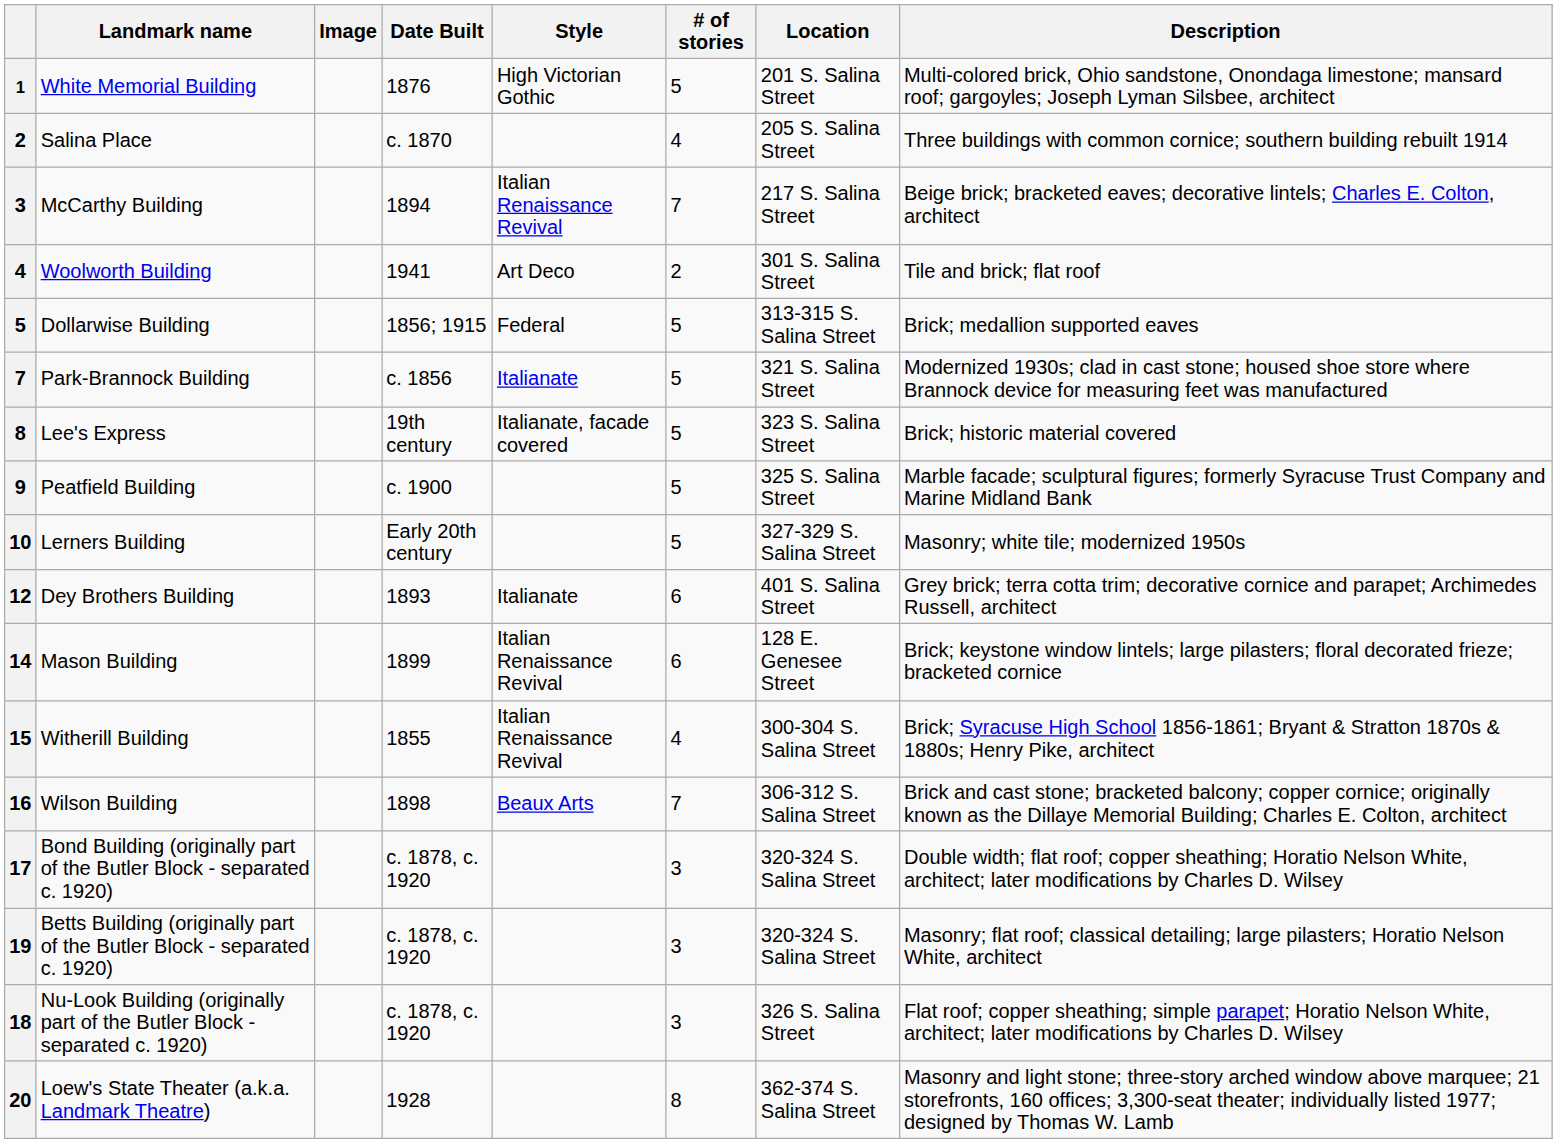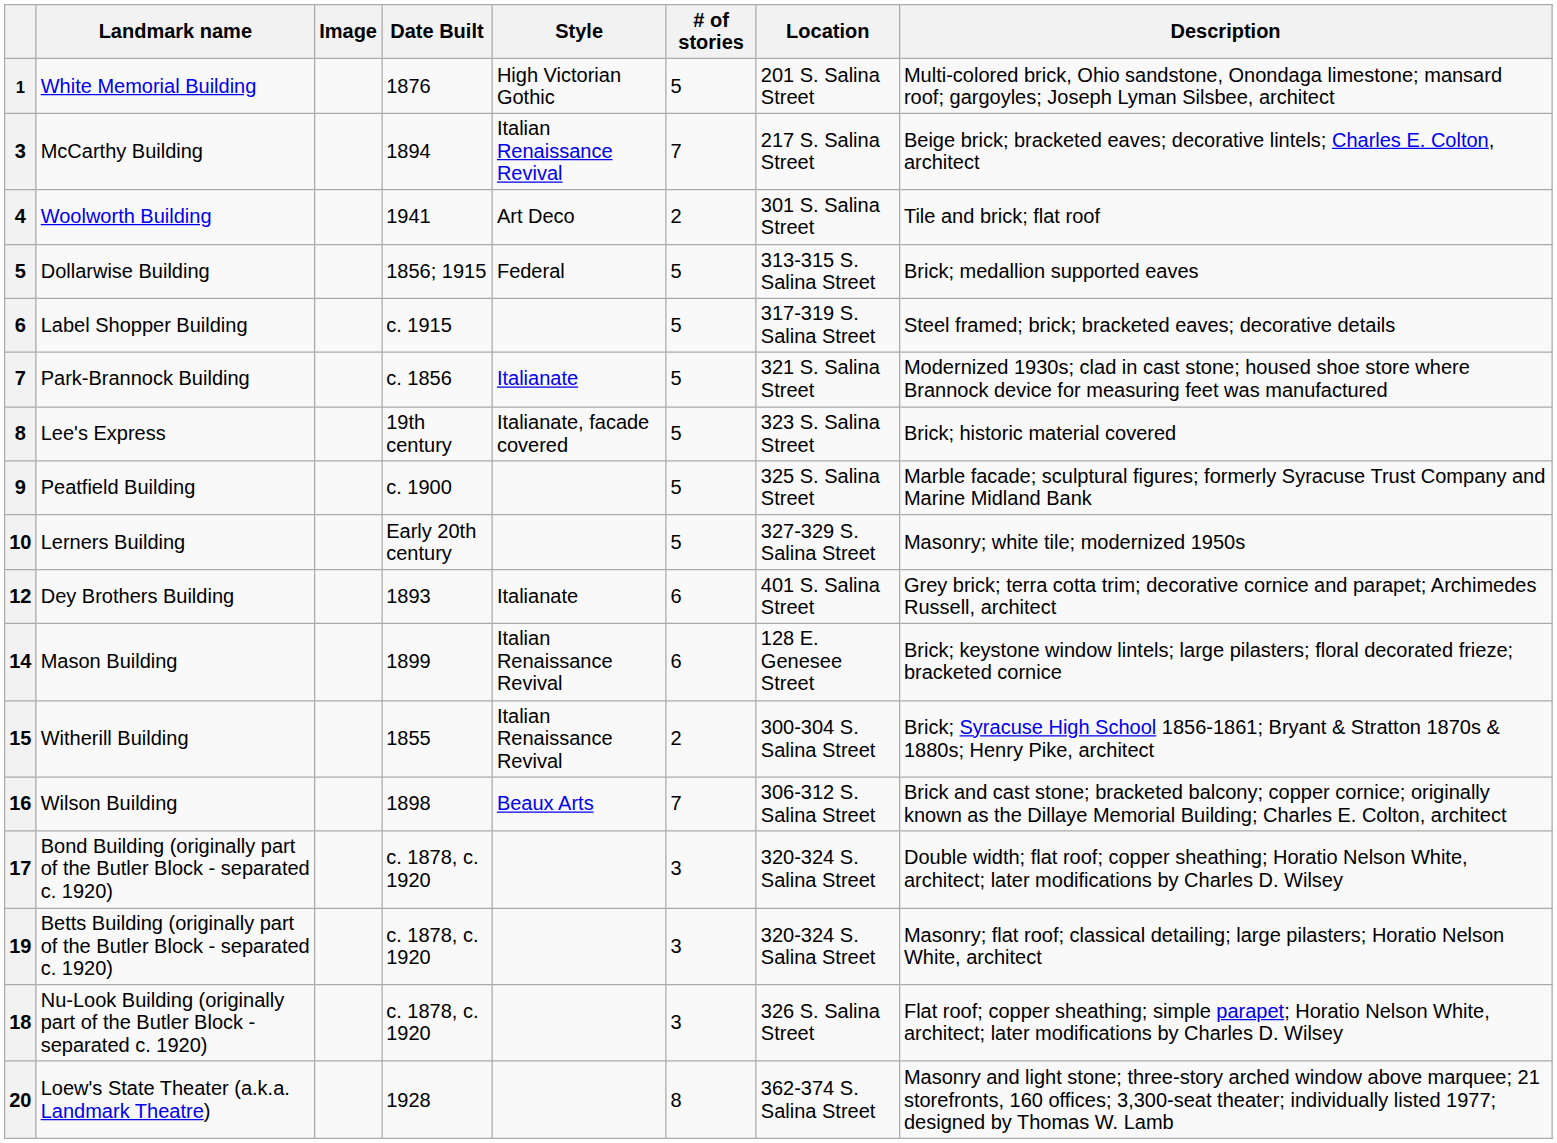- row: (96, 140)
+ row: (144, 325)
(676, 738) 4 -> (676, 738) 2
